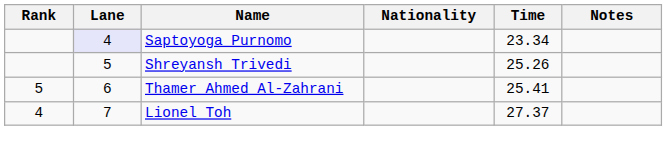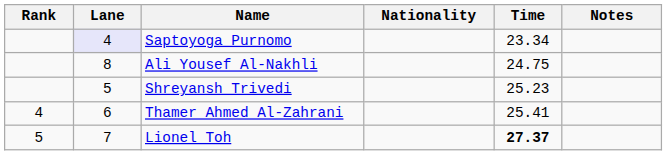+ row: (231, 65)
(528, 65) 25.26 -> (528, 89) 25.23
(39, 89) 5 -> (39, 113) 4
(39, 113) 4 -> (39, 137) 5
(528, 113) normal -> (528, 137) bold
